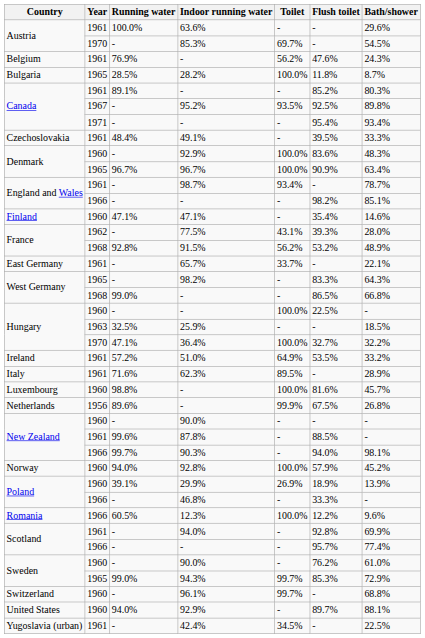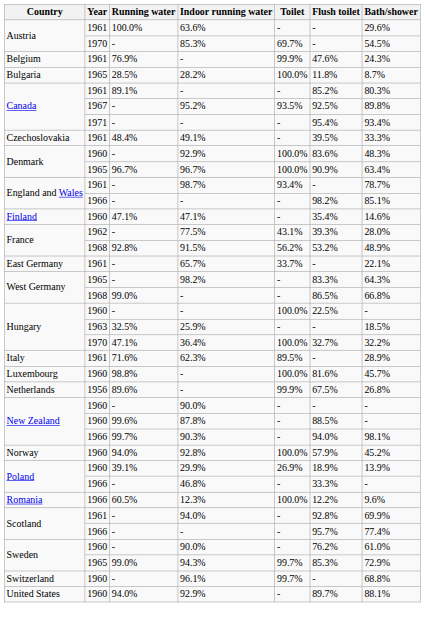(290, 59) 56.2% -> (290, 59) 99.9%
- row: (21, 358)
(97, 437) 1961 -> (97, 421) 1960
- row: (44, 625)
